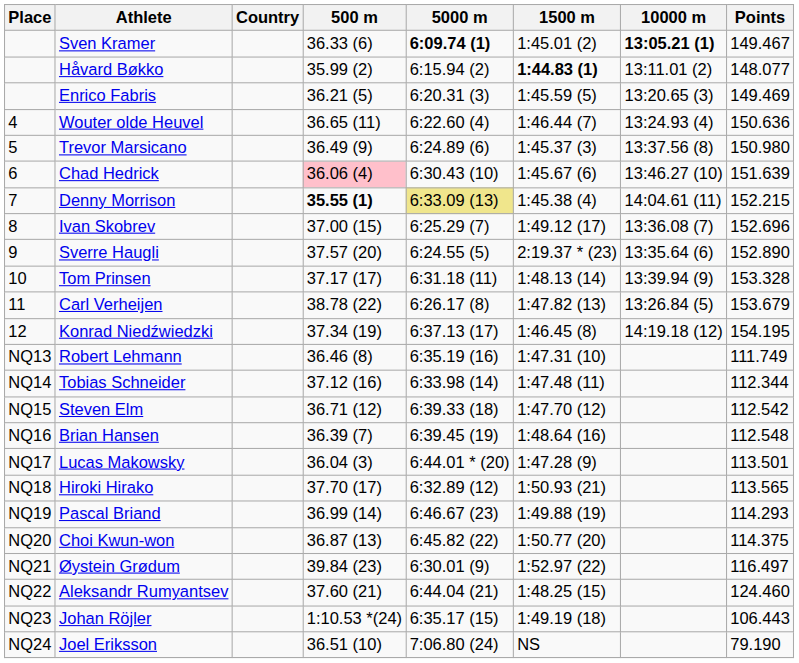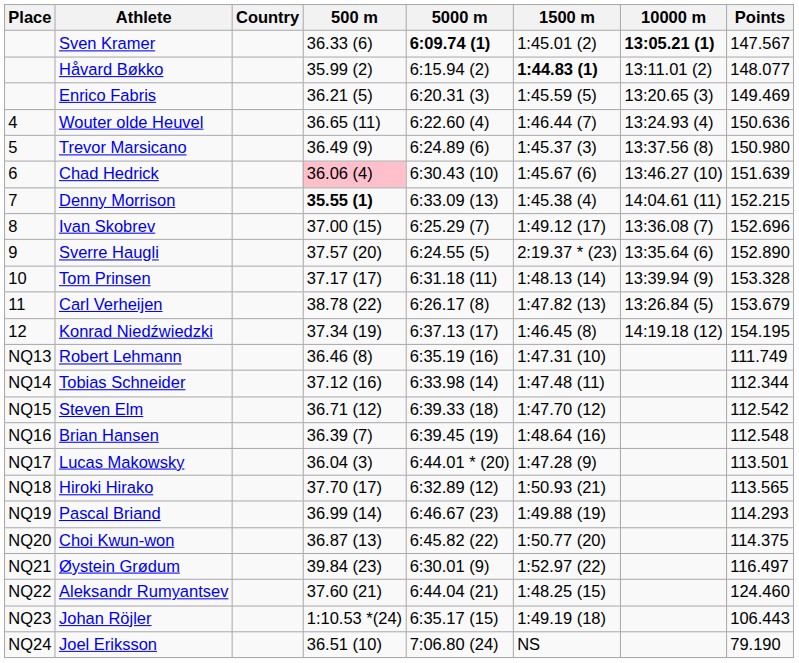(760, 43) 149.467 -> (760, 43) 147.567
(454, 200) khaki background -> (454, 200) no background
